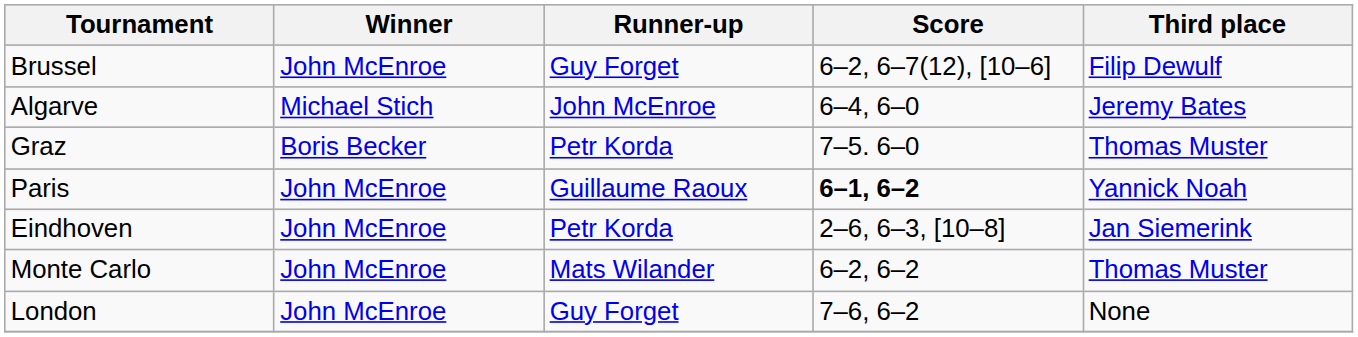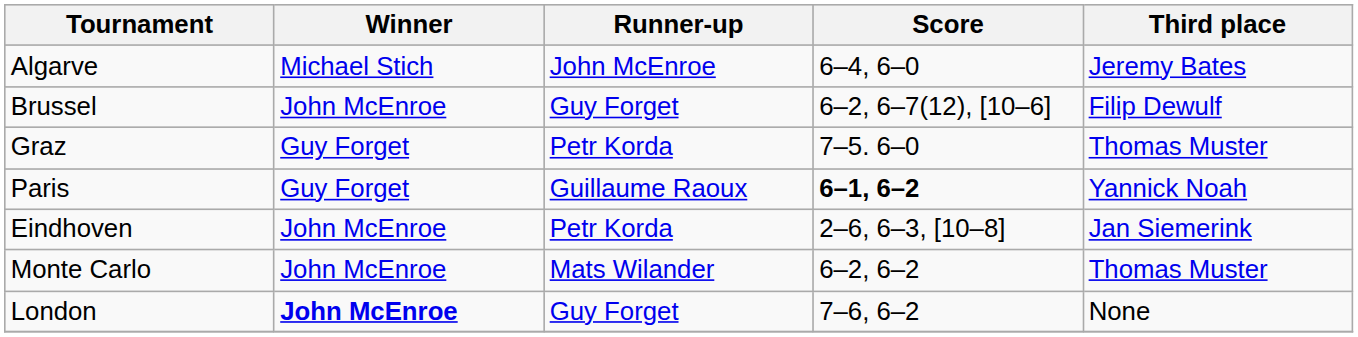rows swapped: (54, 65) <-> (54, 106)
(353, 147) Boris Becker -> (345, 147) Guy Forget
(363, 188) John McEnroe -> (345, 188) Guy Forget
(363, 310) normal -> (369, 310) bold
